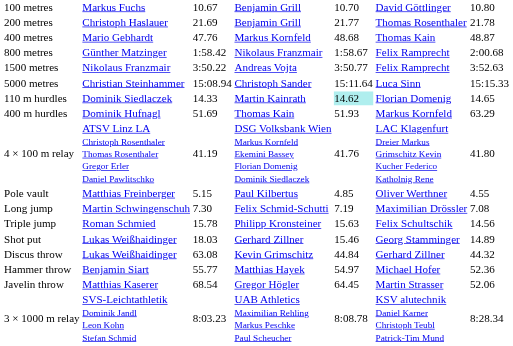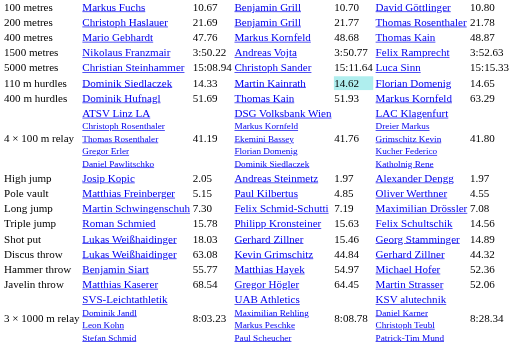- row: (28, 52)
+ row: (28, 178)
